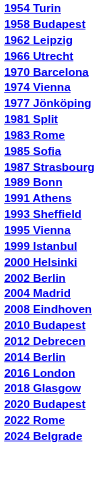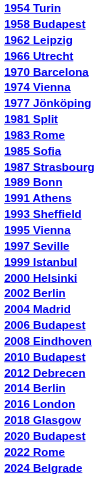+ row: (37, 246)
+ row: (45, 325)
